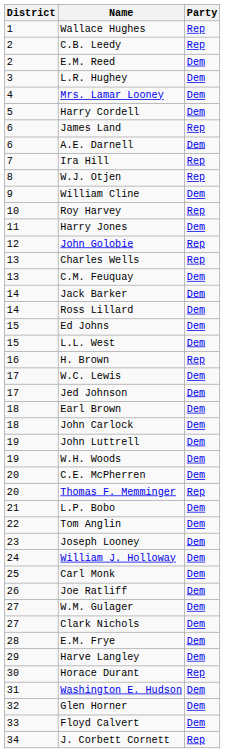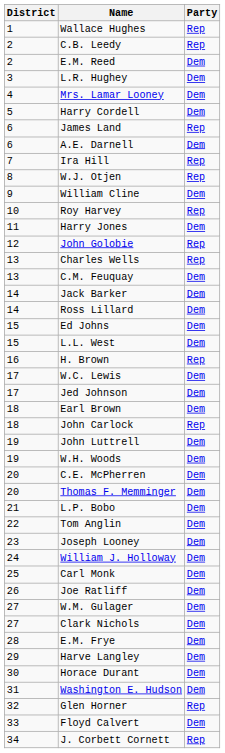(196, 426) Dem -> (196, 426) Rep
(196, 492) Rep -> (196, 492) Dem
(196, 674) Rep -> (196, 674) Dem
(196, 707) Dem -> (196, 707) Rep
